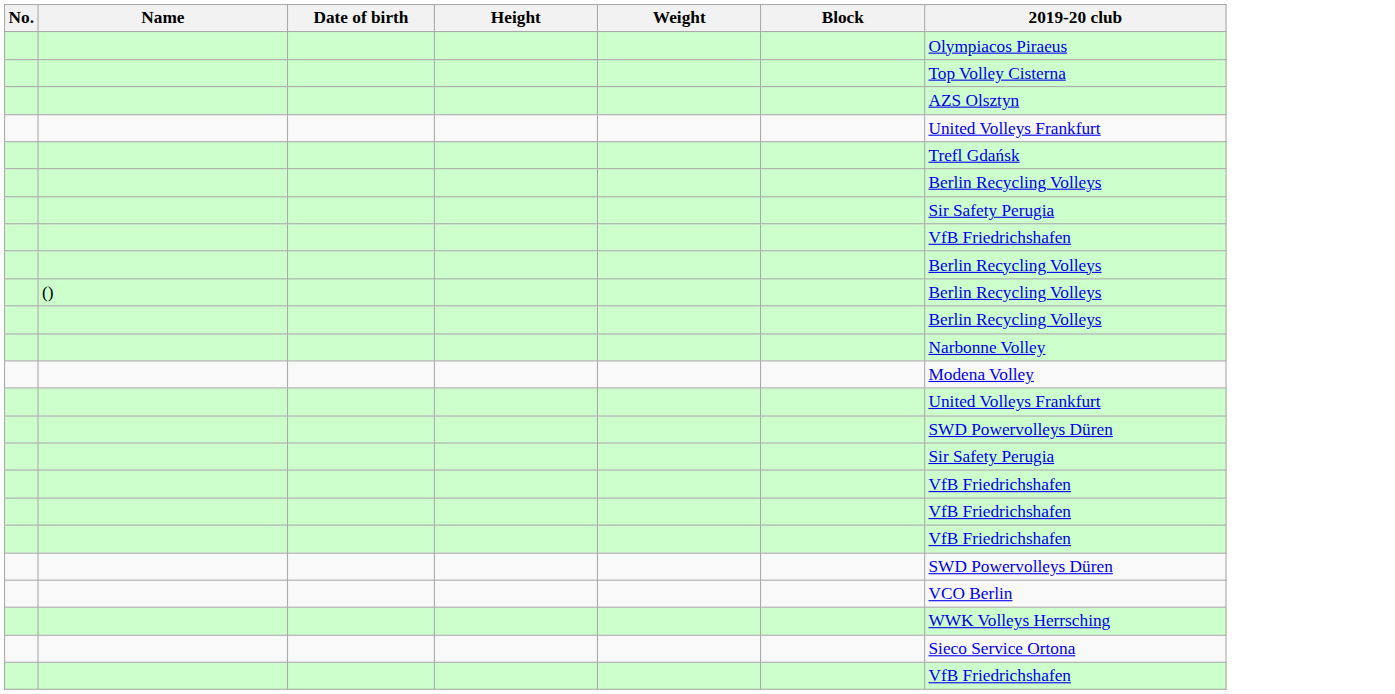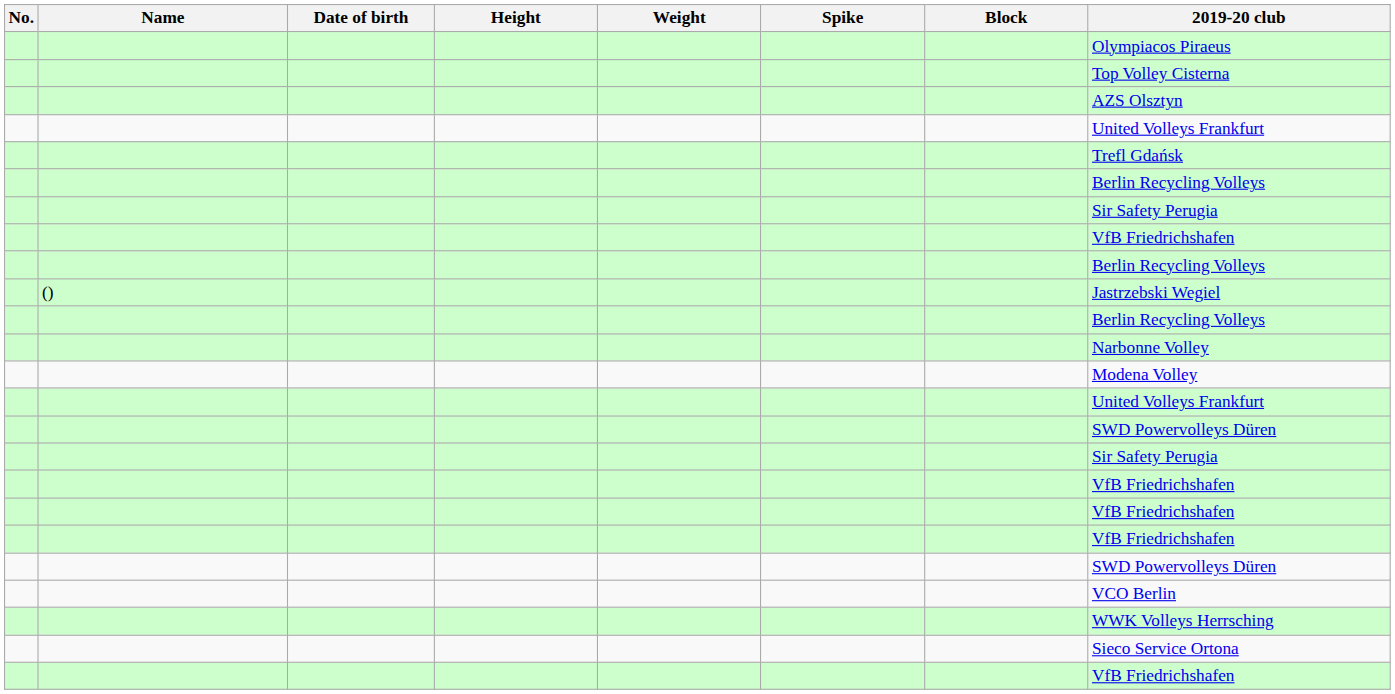+ column: (843, 18)
(1015, 292) Berlin Recycling Volleys -> (1156, 292) Jastrzebski Wegiel
